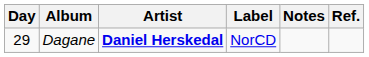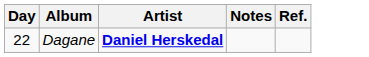- column: (253, 16)
(22, 40) 29 -> (22, 40) 22
